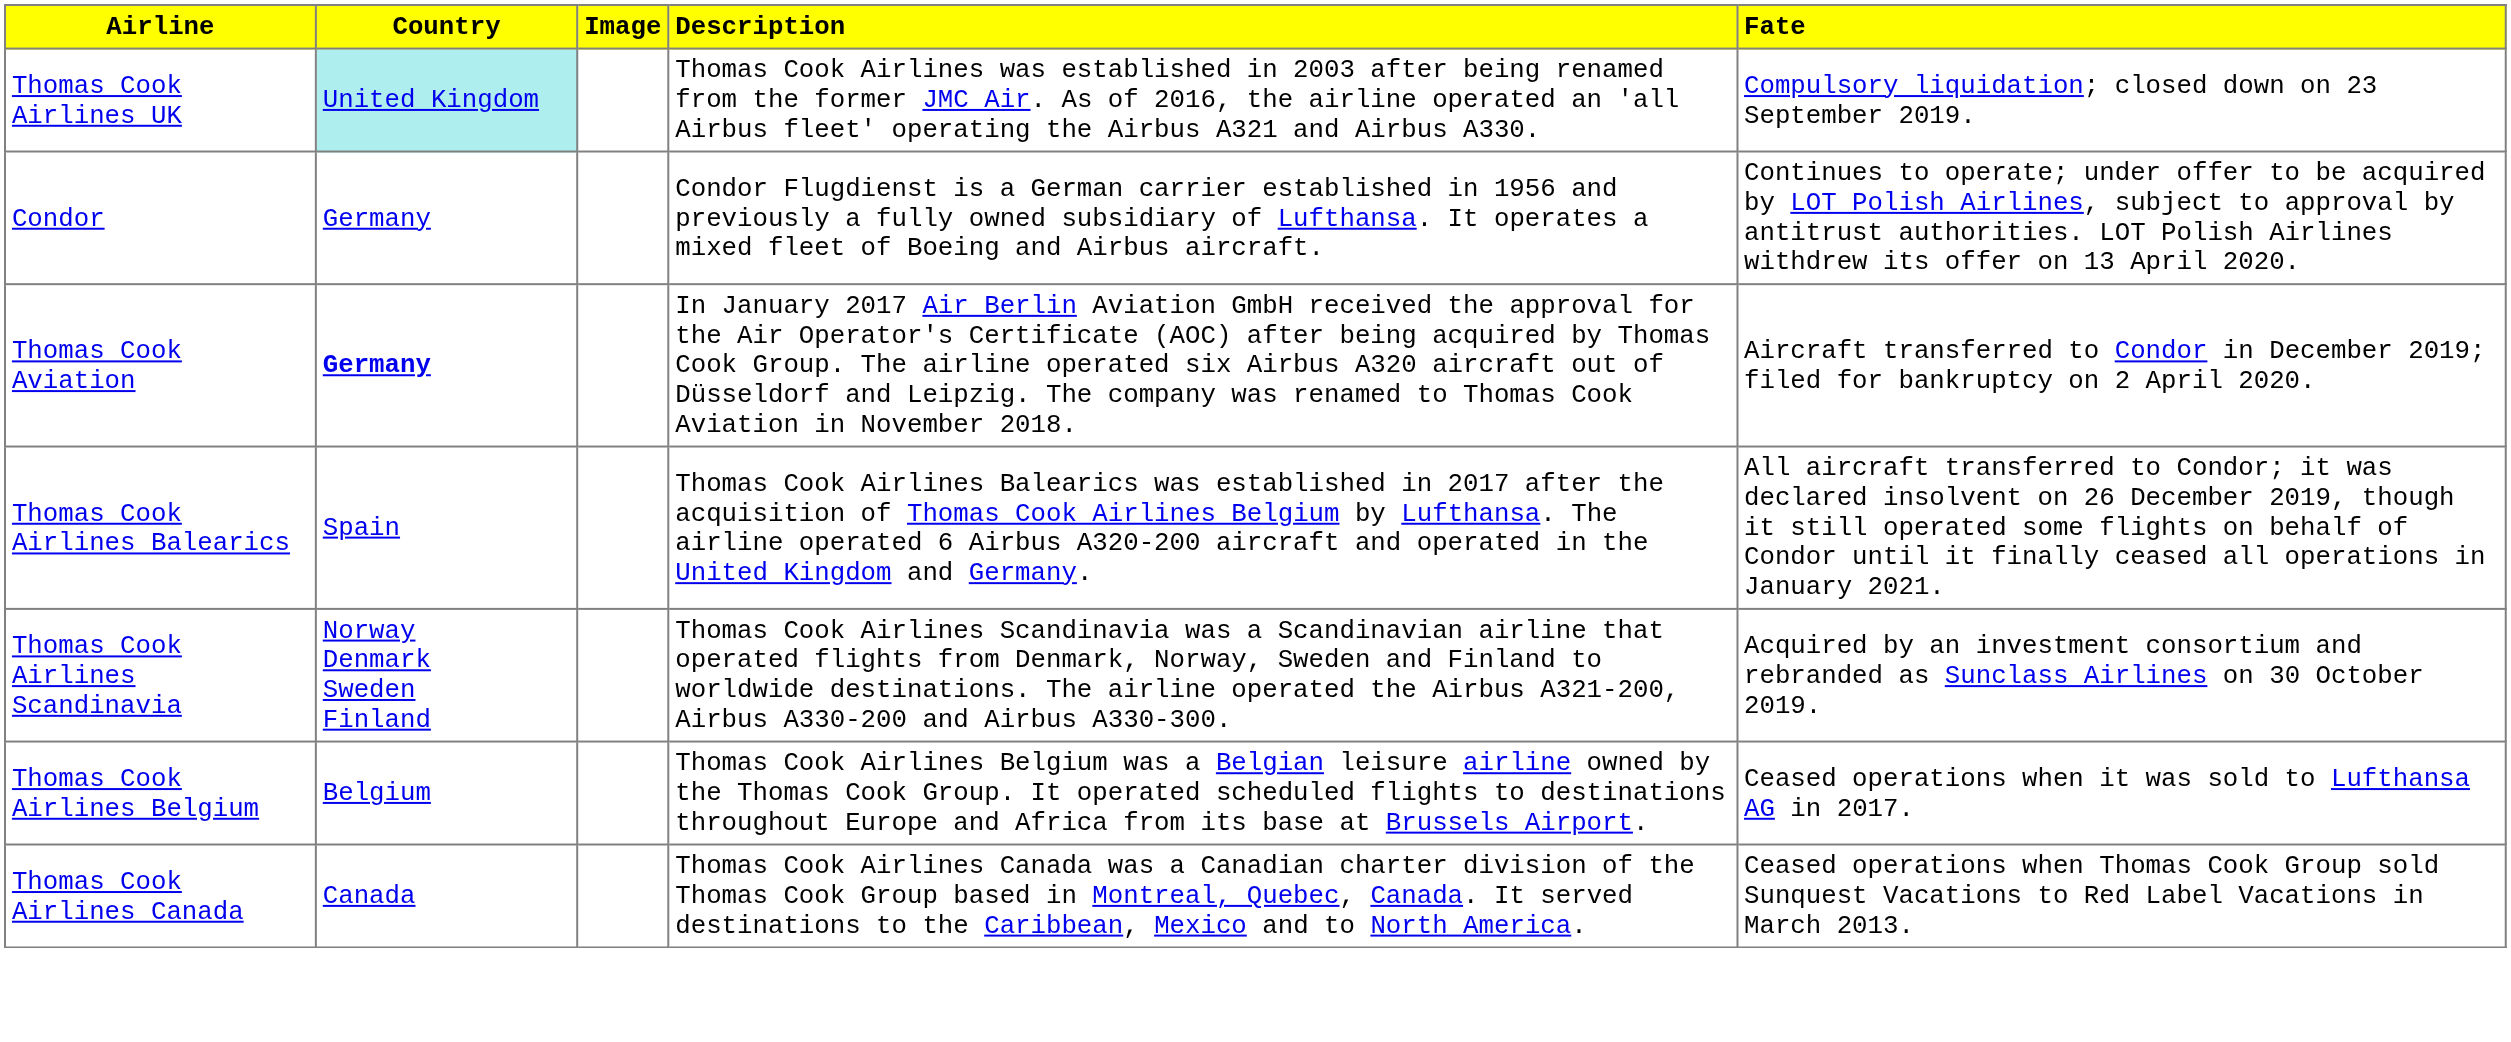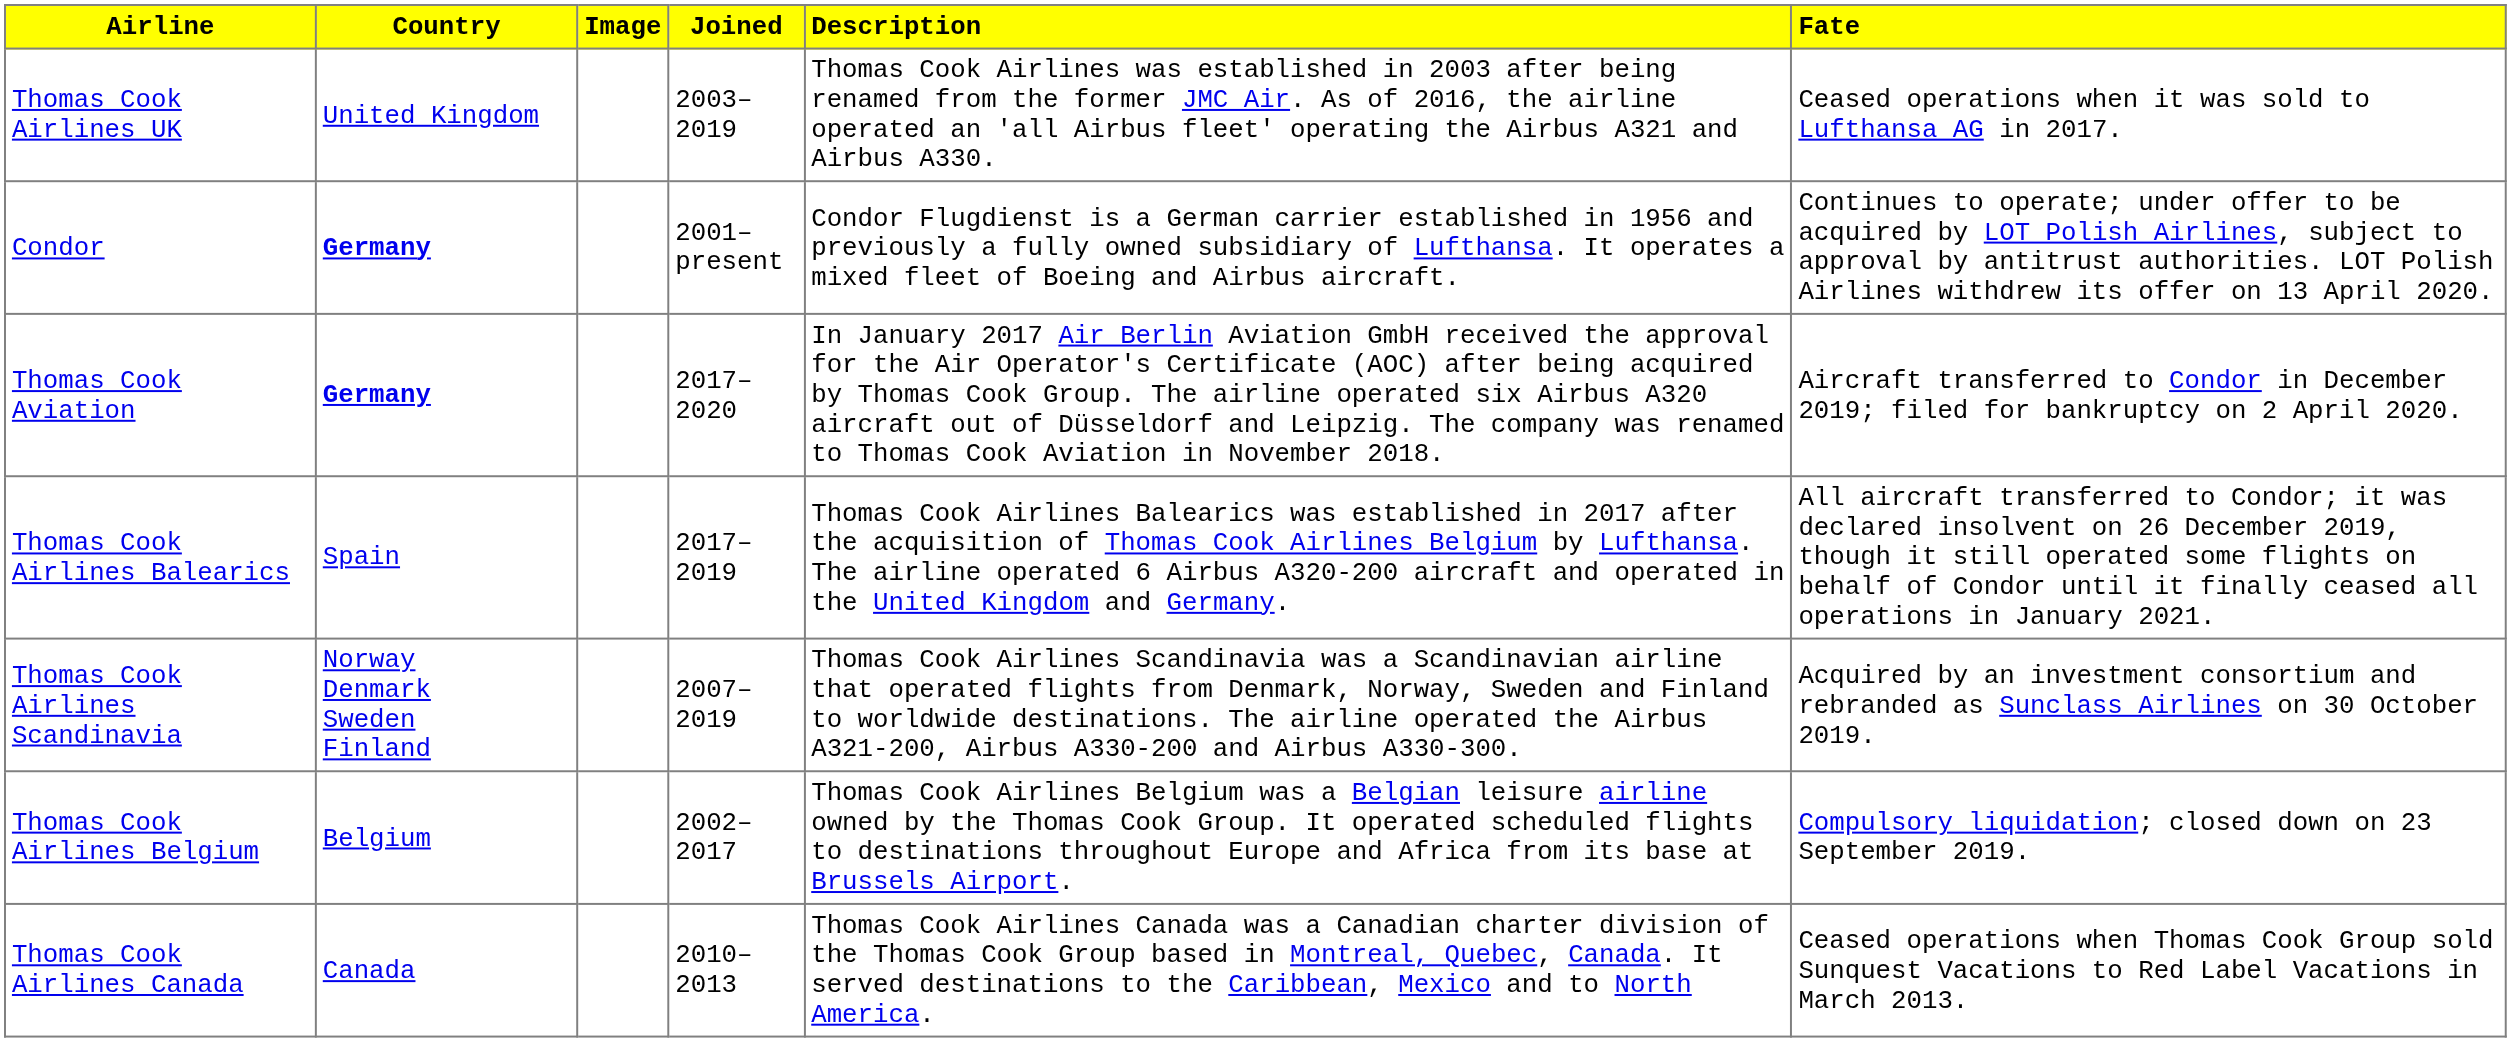+ column: (736, 27)
(431, 100) paleturquoise background -> (431, 115) no background
(2061, 100) Compulsory liquidation; closed down on 23 September 2019. -> (2084, 115) Ceased operations when it was sold to Lufthansa AG in 2017.
(377, 218) normal -> (377, 248) bold
(2107, 793) Ceased operations when it was sold to Lufthansa AG in 2017. -> (2115, 838) Compulsory liquidation; closed down on 23 September 2019.
